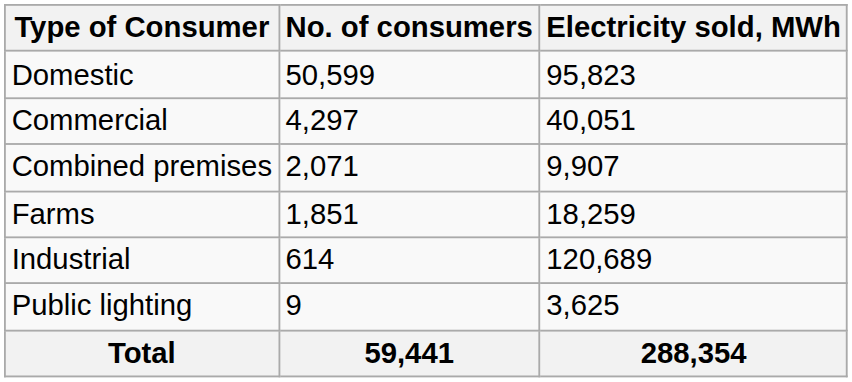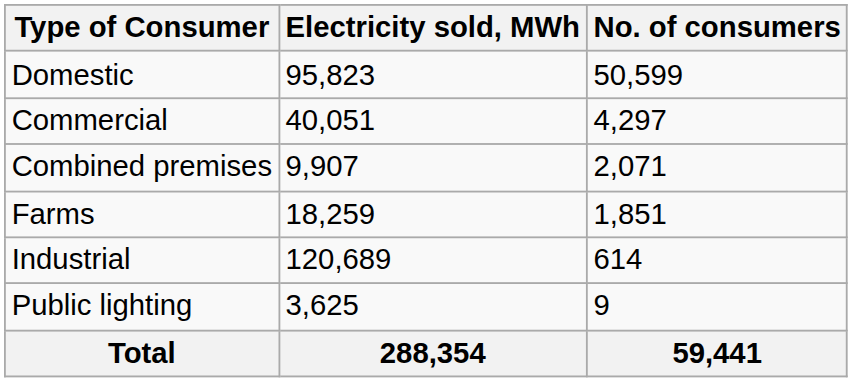columns swapped: (409, 27) <-> (694, 27)
